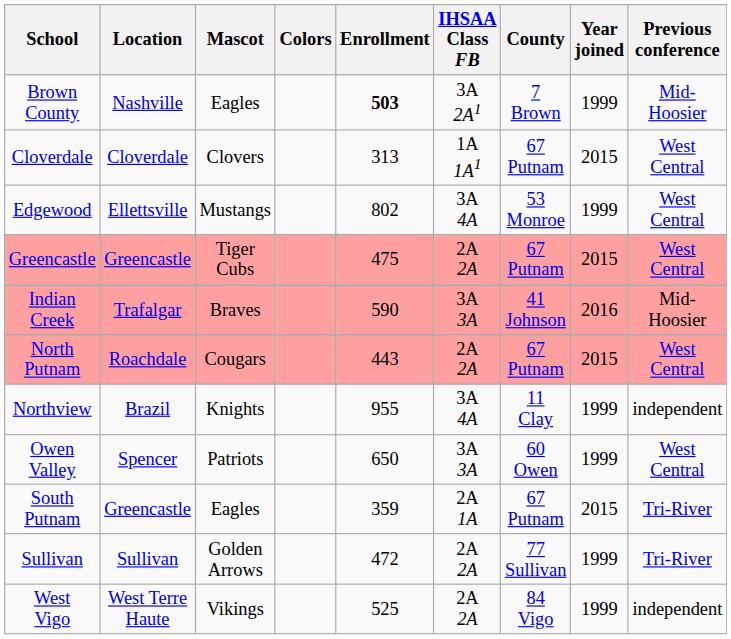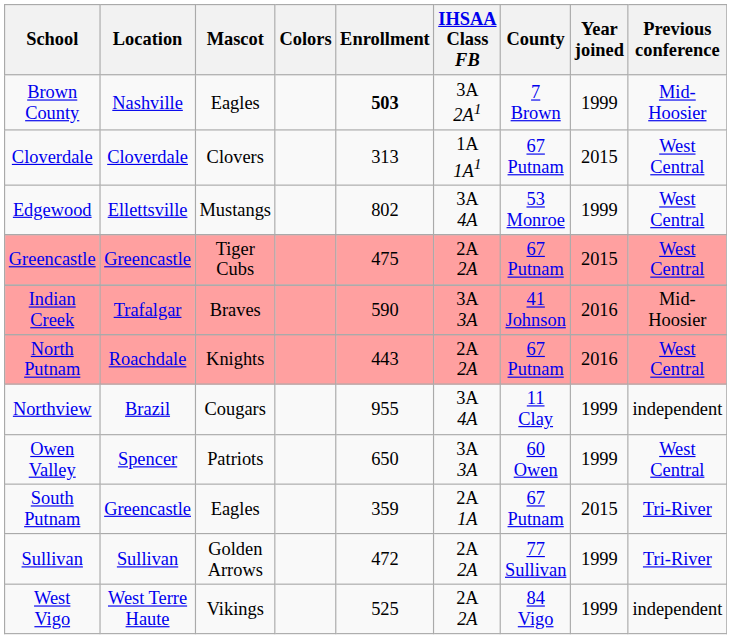(235, 359) Cougars -> (235, 359) Knights
(599, 359) 2015 -> (599, 359) 2016
(235, 409) Knights -> (235, 409) Cougars
